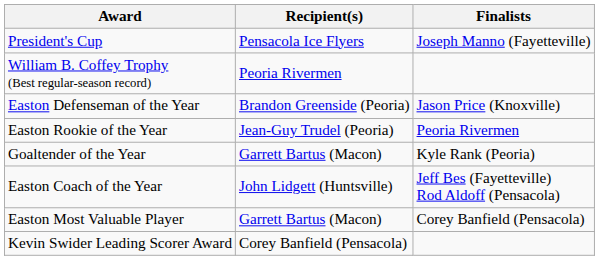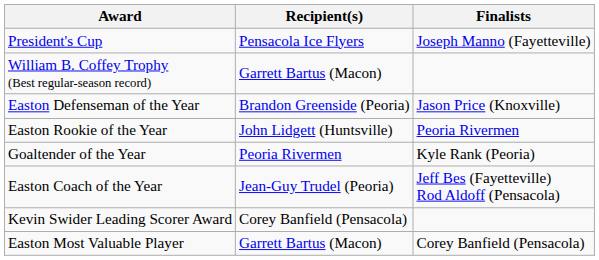(290, 73) Peoria Rivermen -> (310, 73) Garrett Bartus (Macon)
(316, 130) Jean-Guy Trudel (Peoria) -> (316, 130) John Lidgett (Huntsville)
(310, 154) Garrett Bartus (Macon) -> (290, 154) Peoria Rivermen
(316, 186) John Lidgett (Huntsville) -> (316, 186) Jean-Guy Trudel (Peoria)
rows swapped: (96, 219) <-> (120, 243)
